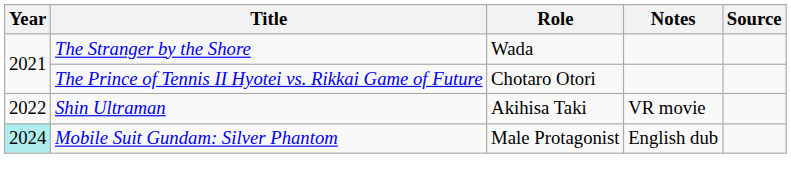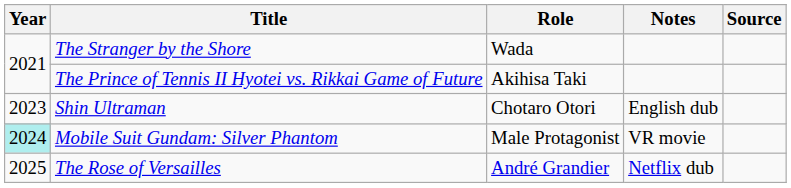(543, 78) Chotaro Otori -> (539, 78) Akihisa Taki
(28, 108) 2022 -> (28, 108) 2023
(539, 108) Akihisa Taki -> (543, 108) Chotaro Otori
(667, 108) VR movie -> (673, 108) English dub
(673, 138) English dub -> (667, 138) VR movie
+ row: (138, 167)
